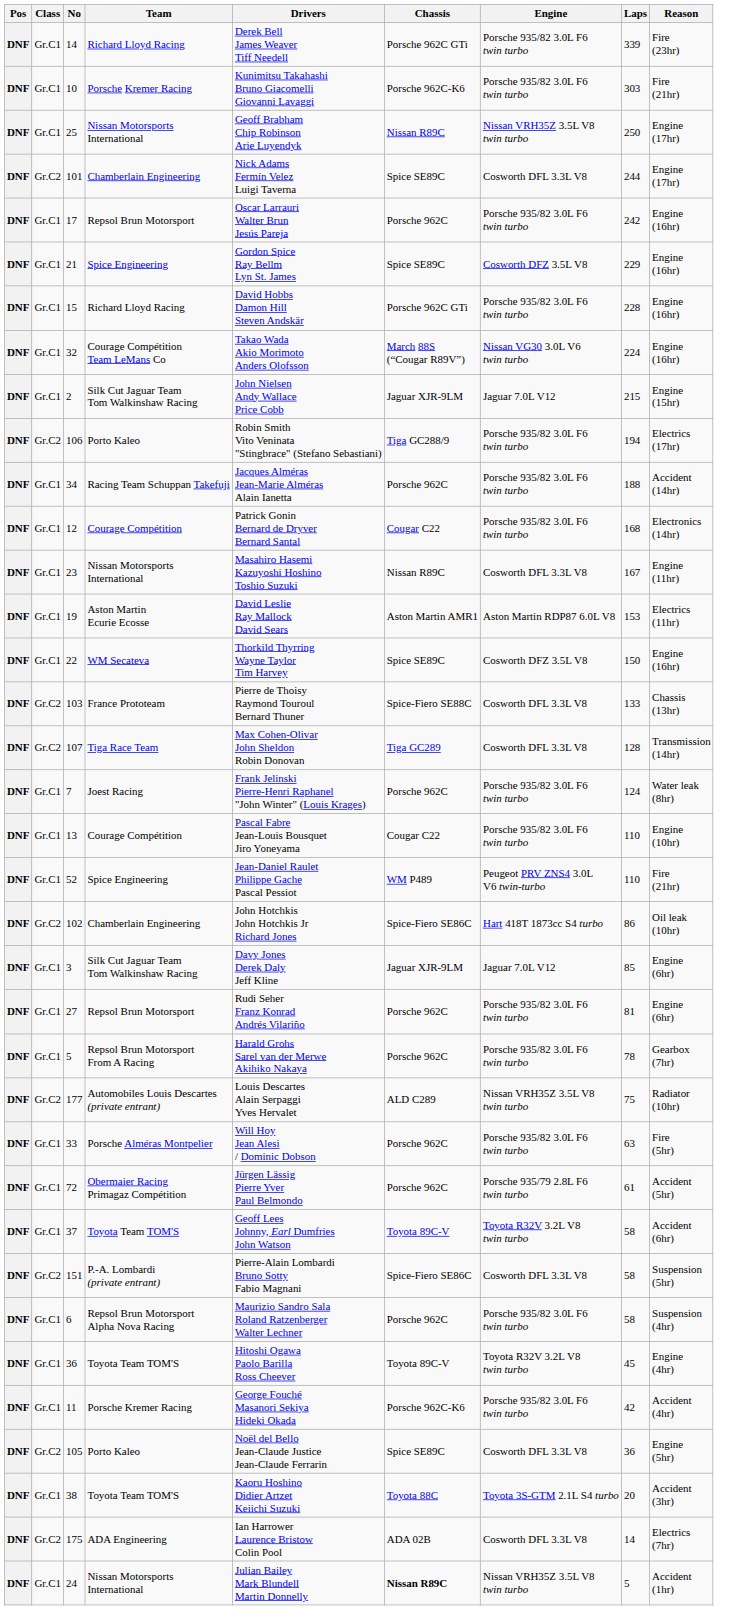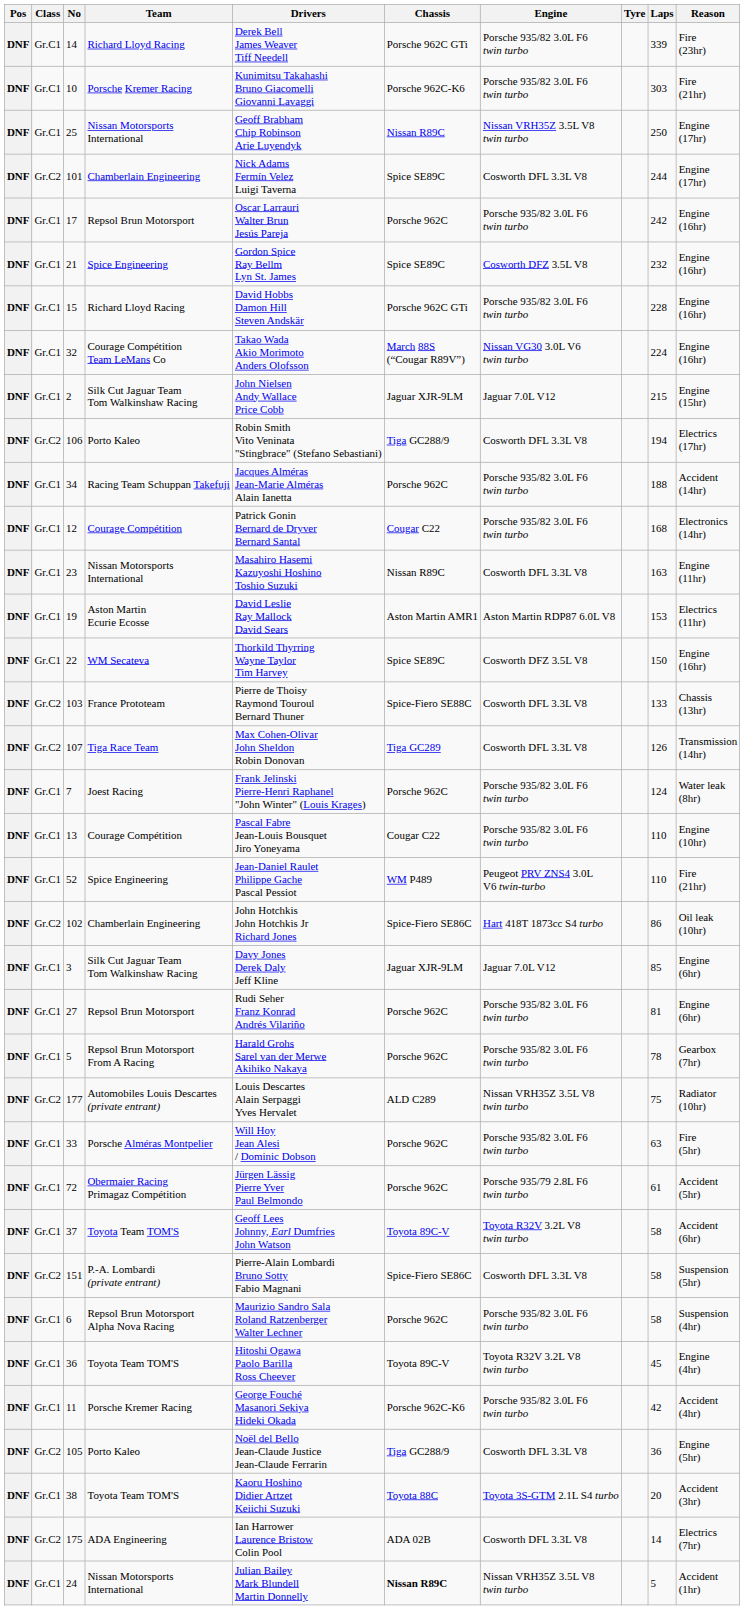+ column: (635, 13)
(632, 264) 229 -> (659, 264) 232
(535, 440) Porsche 935/82 3.0L F6 twin turbo -> (535, 440) Cosworth DFL 3.3L V8
(632, 572) 167 -> (659, 572) 163
(632, 748) 128 -> (659, 748) 126
(416, 1451) Spice SE89C -> (418, 1451) Tiga GC288/9
